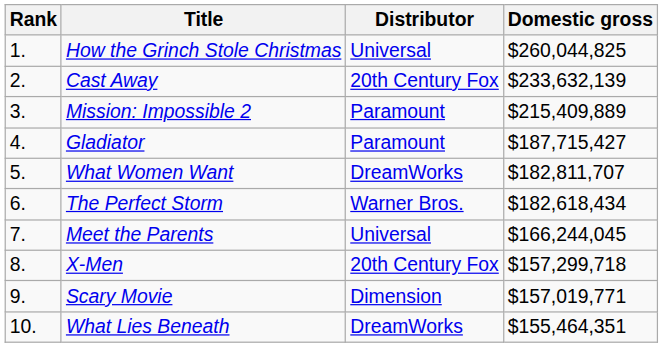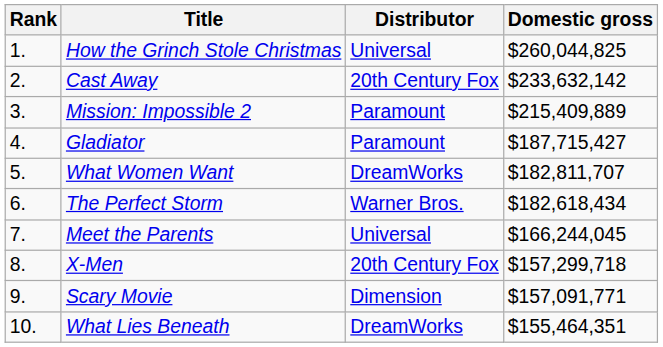(567, 81) $233,632,139 -> (567, 81) $233,632,142
(567, 296) $157,019,771 -> (567, 296) $157,091,771
